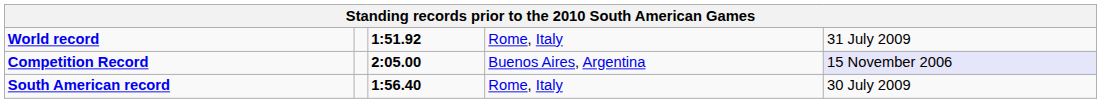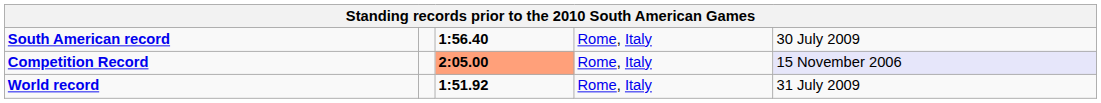rows swapped: (54, 39) <-> (89, 86)
(396, 62) no background -> (464, 62) lightsalmon background
(567, 62) Buenos Aires, Argentina -> (615, 62) Rome, Italy
